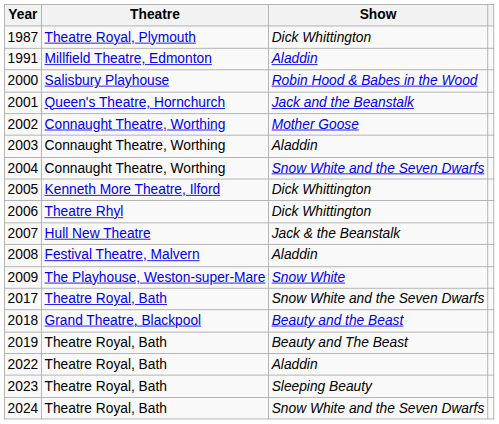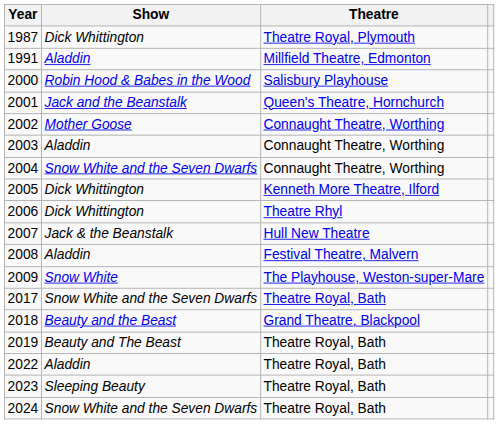columns swapped: (378, 15) <-> (155, 15)
